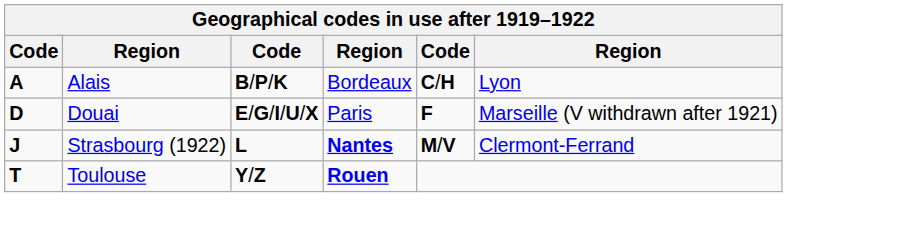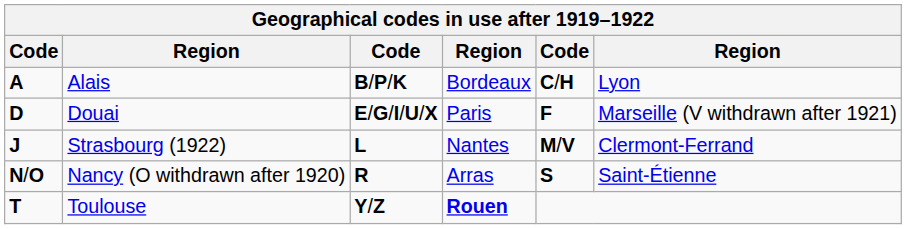(360, 144) bold -> (478, 144) normal
+ row: (206, 176)
